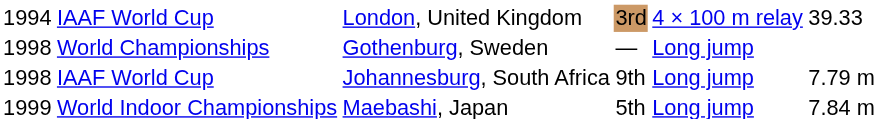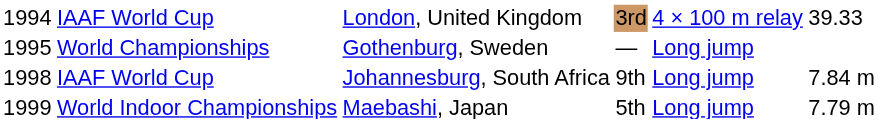(27, 48) 1998 -> (27, 48) 1995
(842, 77) 7.79 m -> (842, 77) 7.84 m
(842, 107) 7.84 m -> (842, 107) 7.79 m
